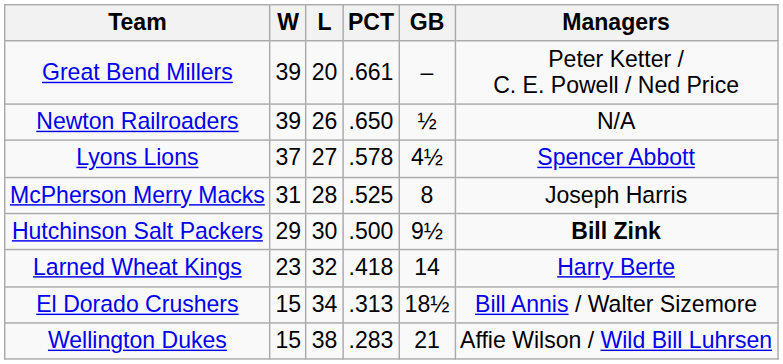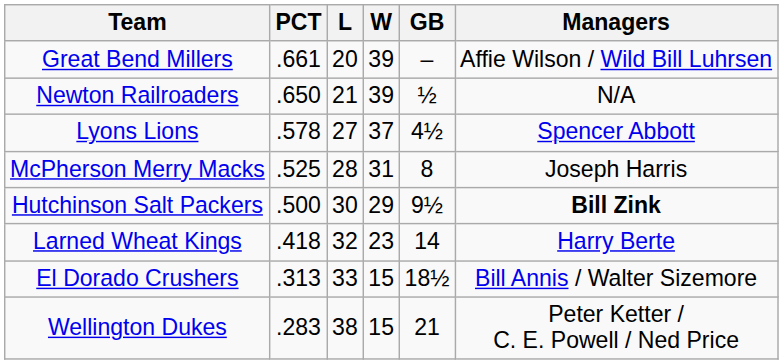columns swapped: (288, 22) <-> (371, 22)
(616, 72) Peter Ketter / C. E. Powell / Ned Price -> (616, 59) Affie Wilson / Wild Bill Luhrsen
(324, 121) 26 -> (345, 95) 21
(324, 304) 34 -> (345, 278) 33
(616, 341) Affie Wilson / Wild Bill Luhrsen -> (616, 328) Peter Ketter / C. E. Powell / Ned Price
